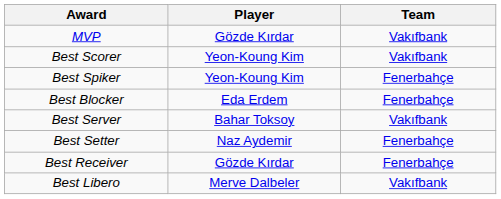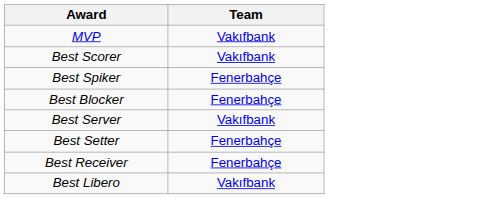- column: (254, 15)
